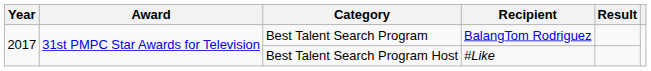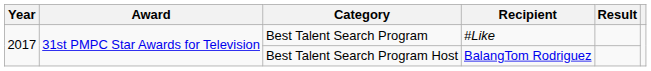(528, 35) BalangTom Rodriguez -> (480, 35) #Like
(480, 55) #Like -> (528, 55) BalangTom Rodriguez
